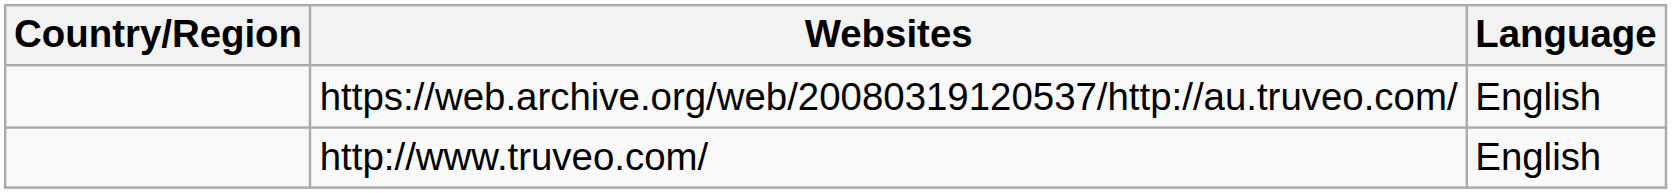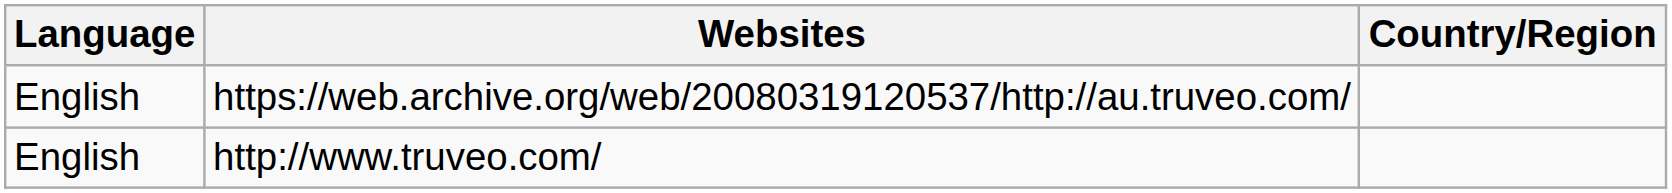columns swapped: (158, 34) <-> (1566, 34)
